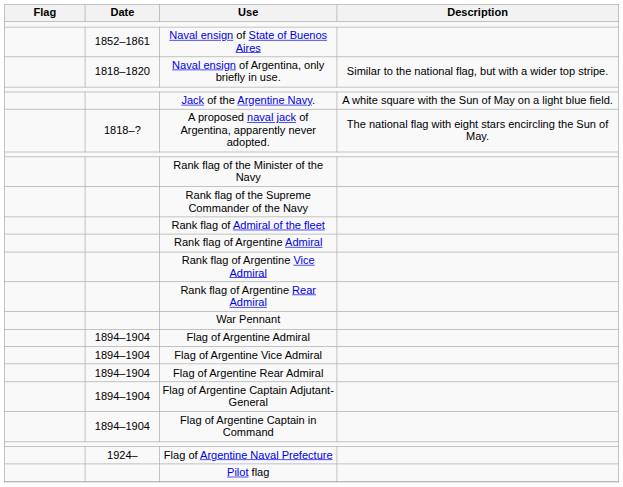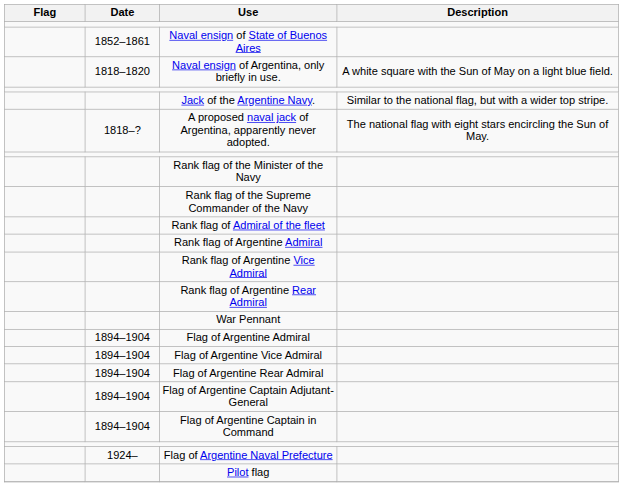(478, 71) Similar to the national flag, but with a wider top stripe. -> (478, 71) A white square with the Sun of May on a light blue field.
(478, 100) A white square with the Sun of May on a light blue field. -> (478, 100) Similar to the national flag, but with a wider top stripe.
